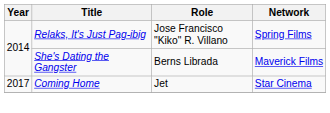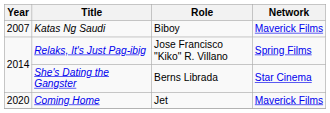+ row: (70, 28)
(289, 62) Maverick Films -> (283, 78) Star Cinema
(18, 84) 2017 -> (18, 100) 2020
(283, 84) Star Cinema -> (289, 100) Maverick Films
